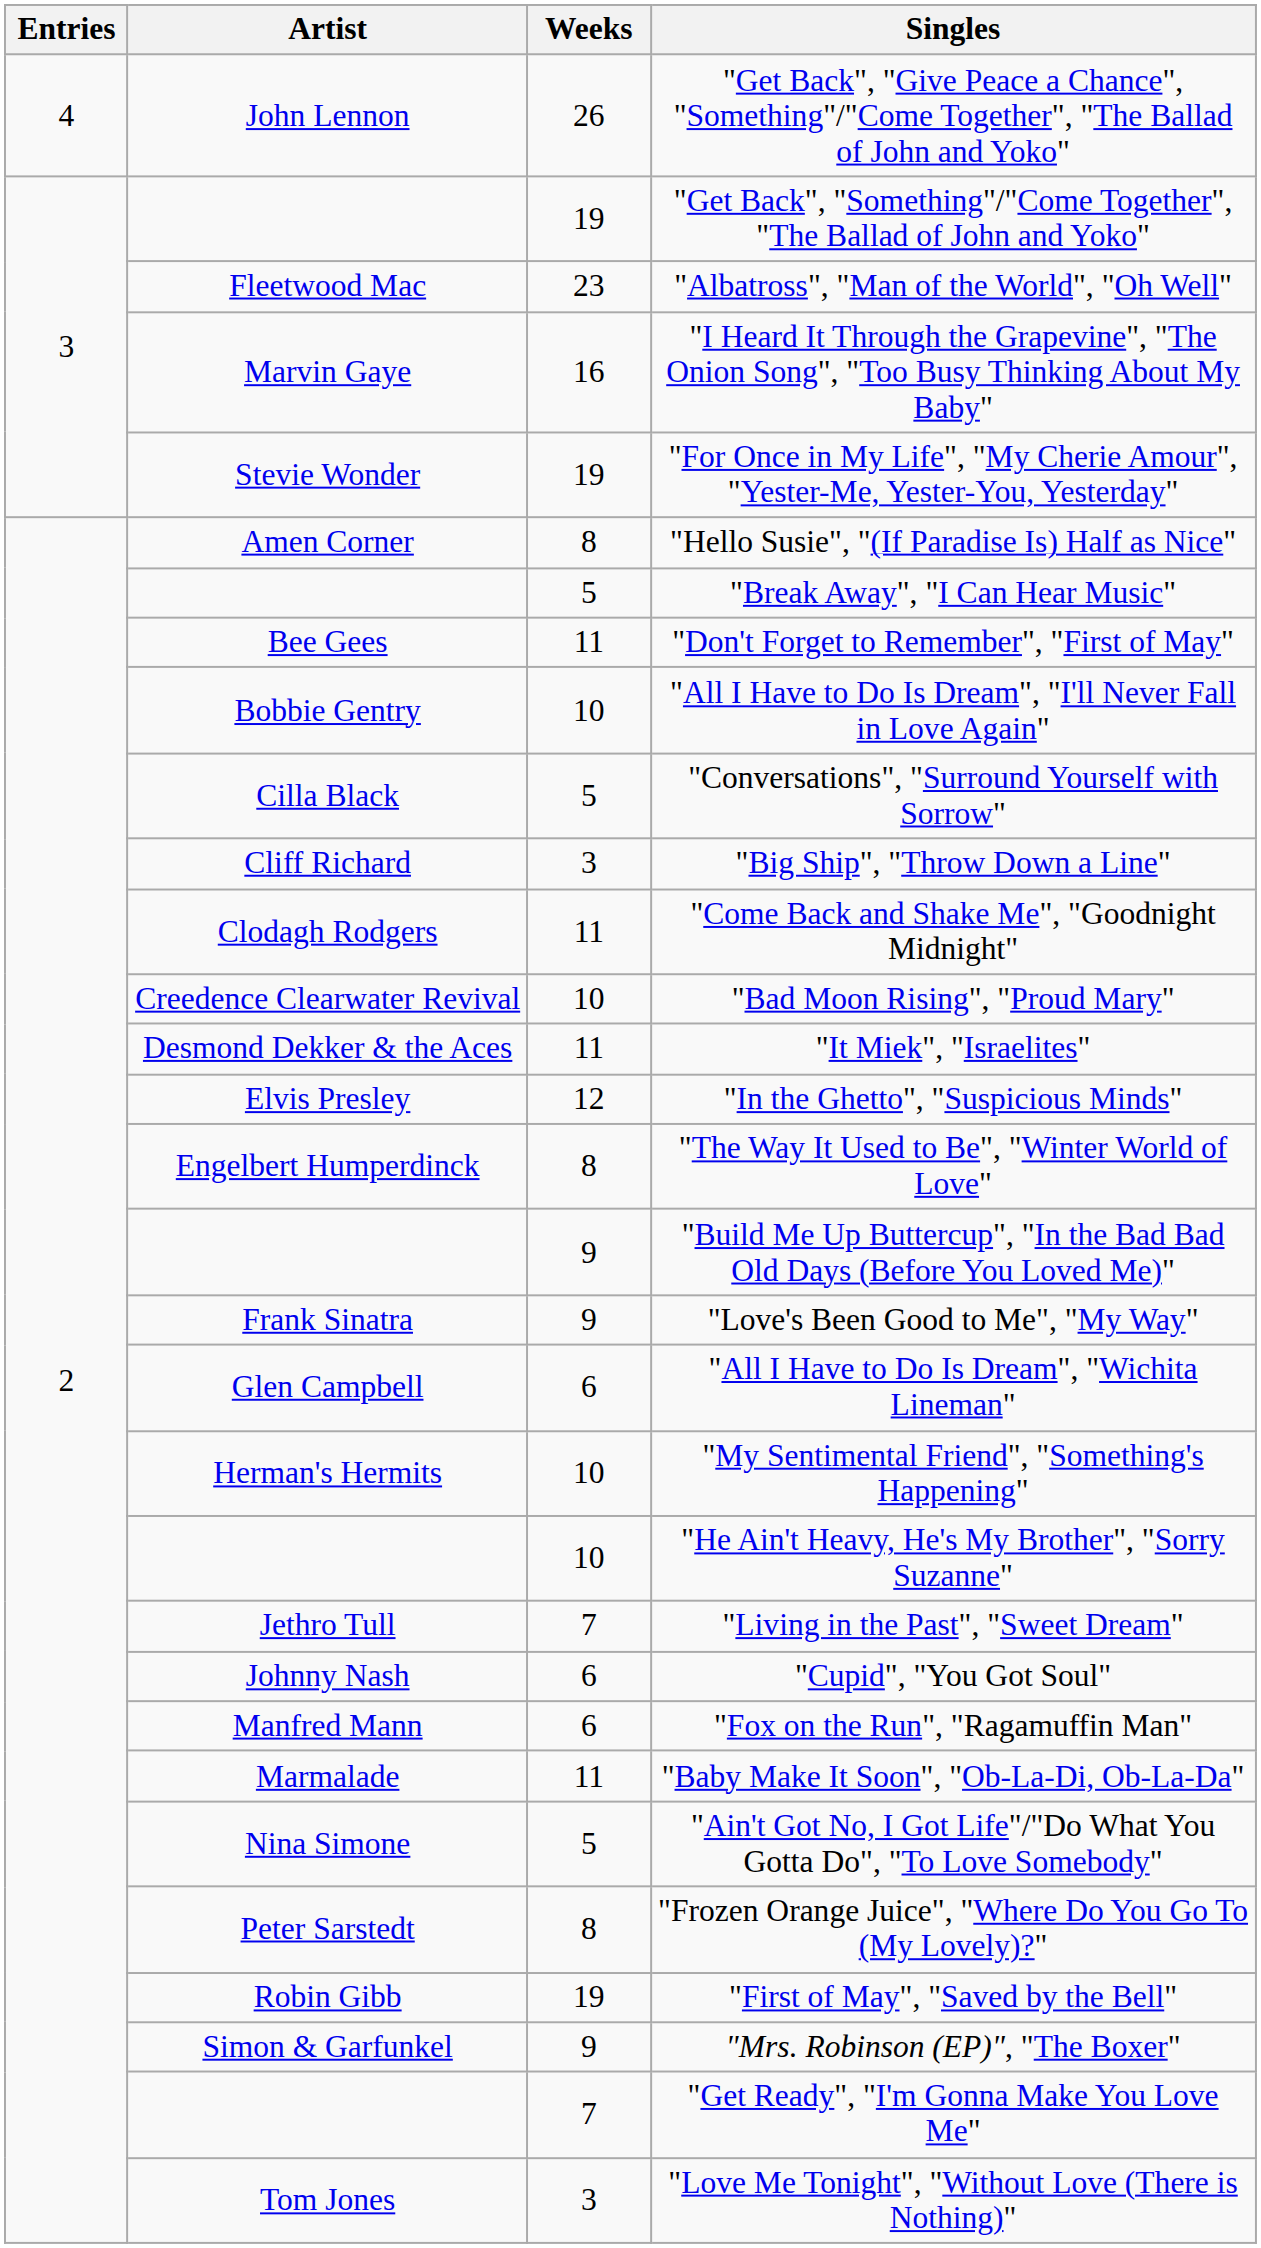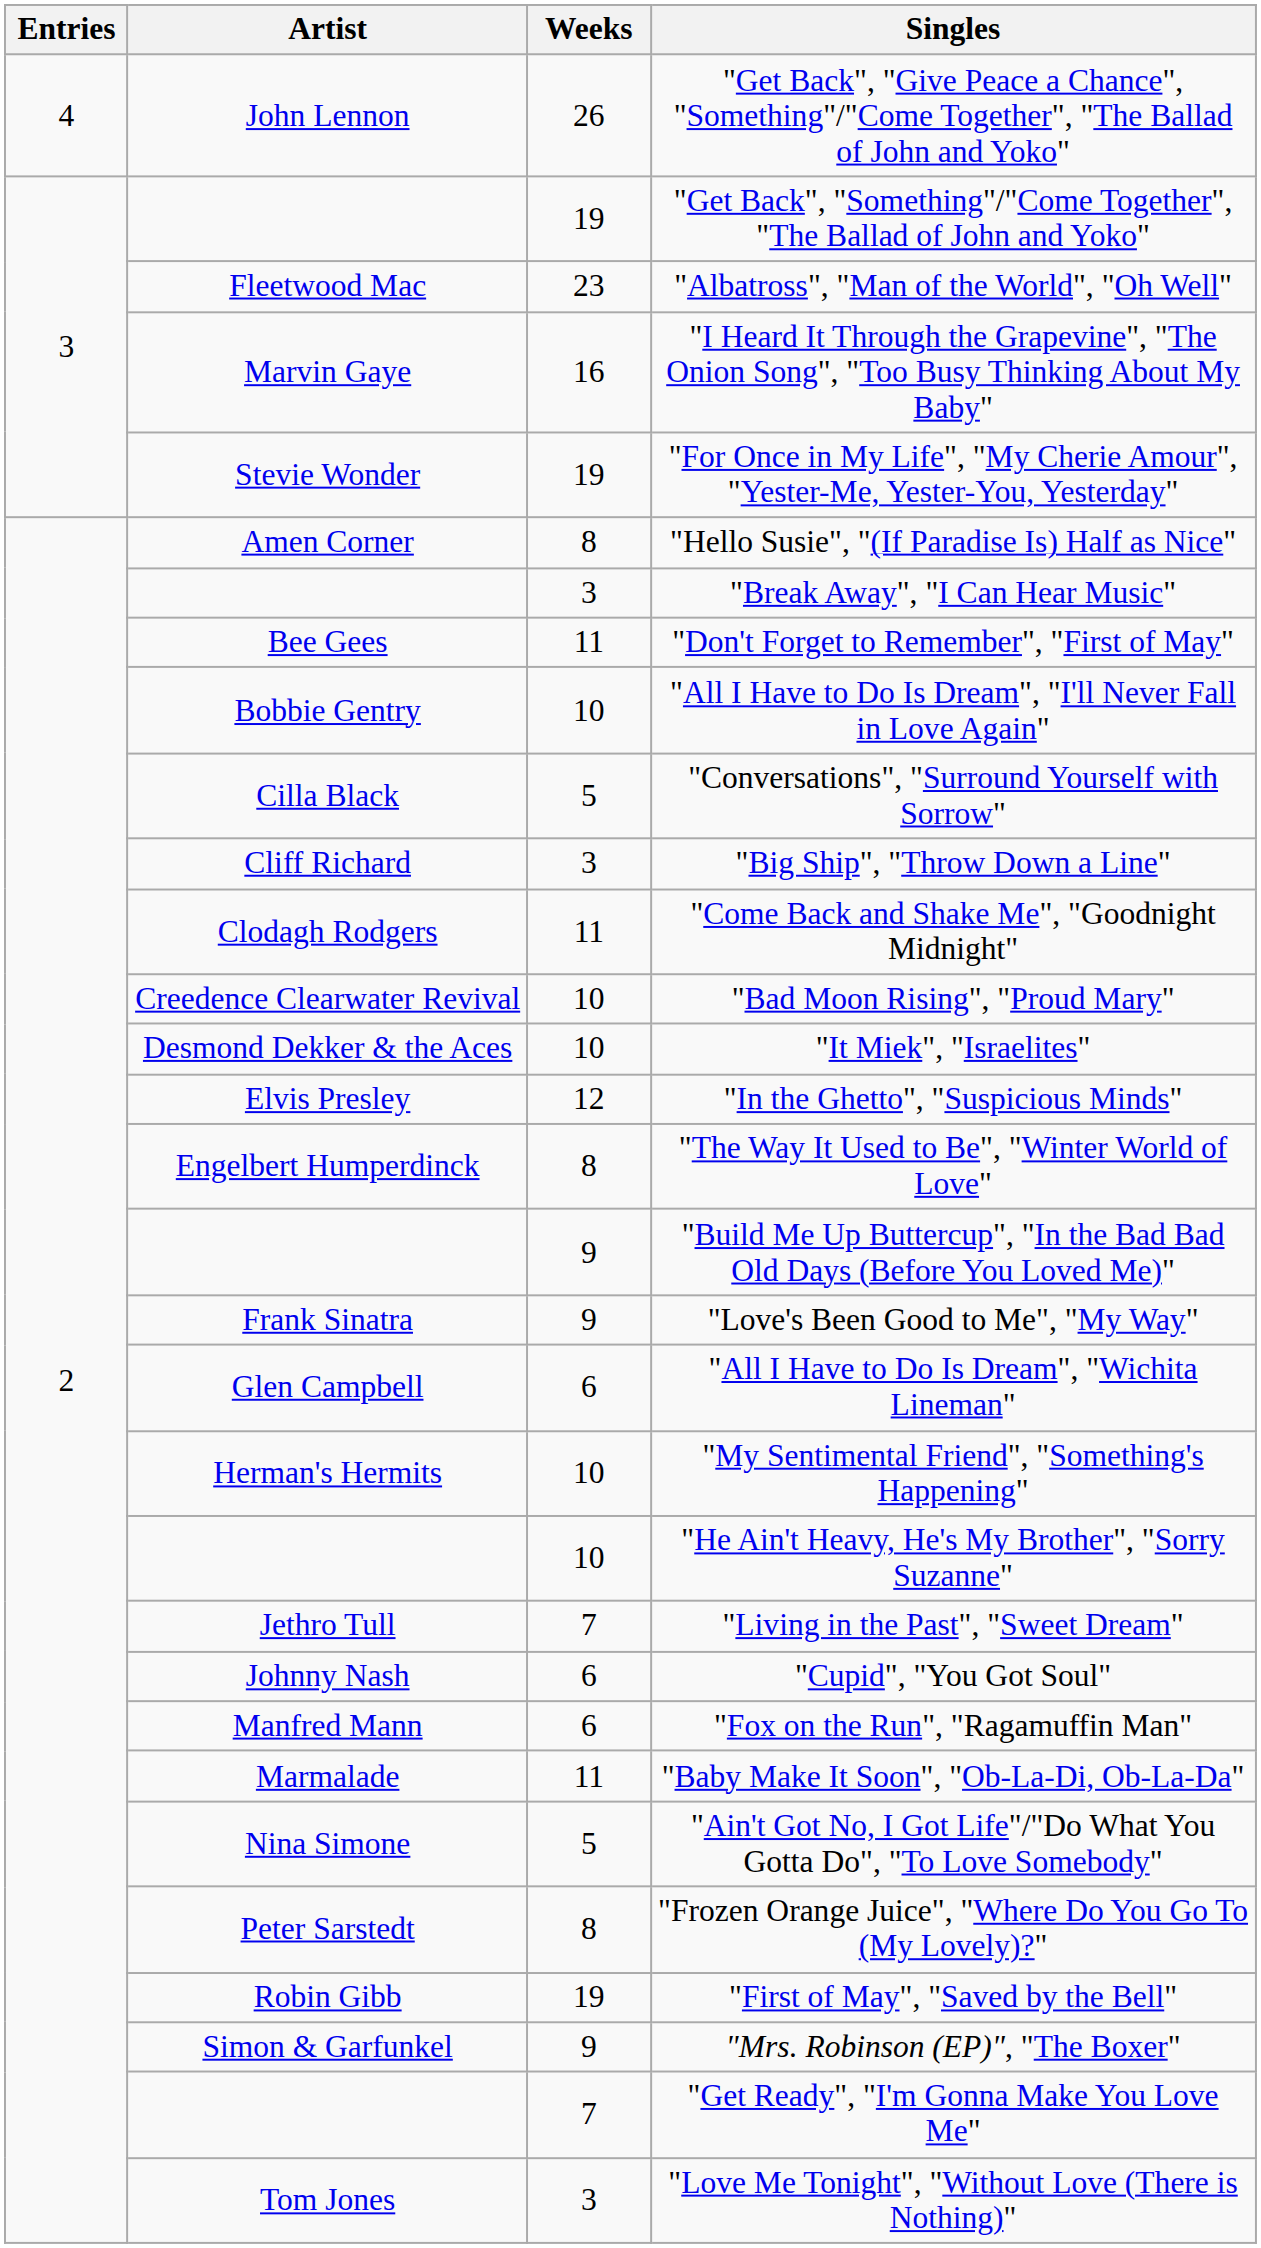(589, 592) 5 -> (589, 592) 3
(589, 1048) 11 -> (589, 1048) 10
